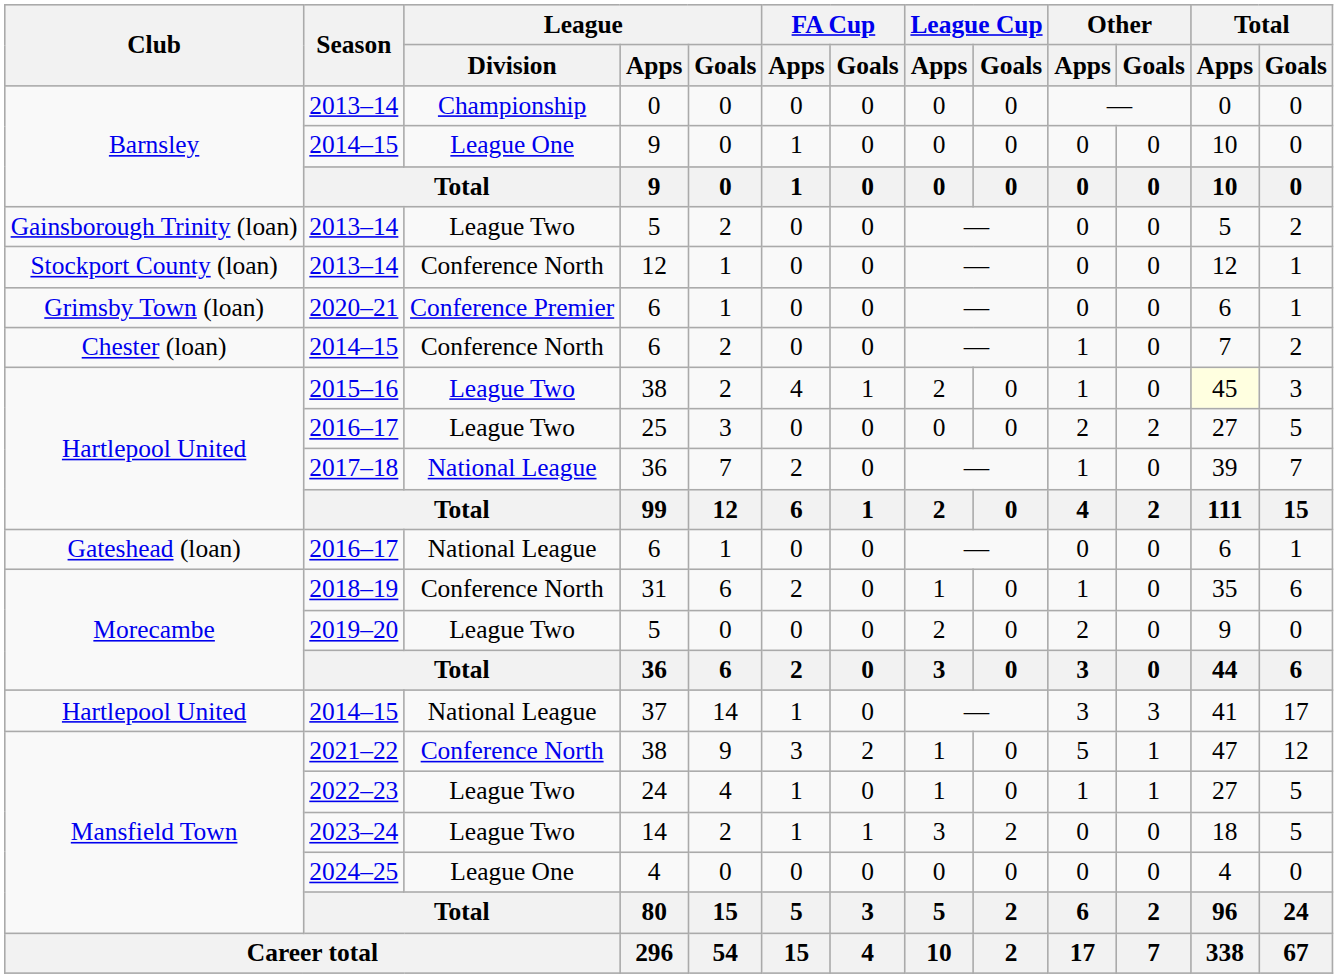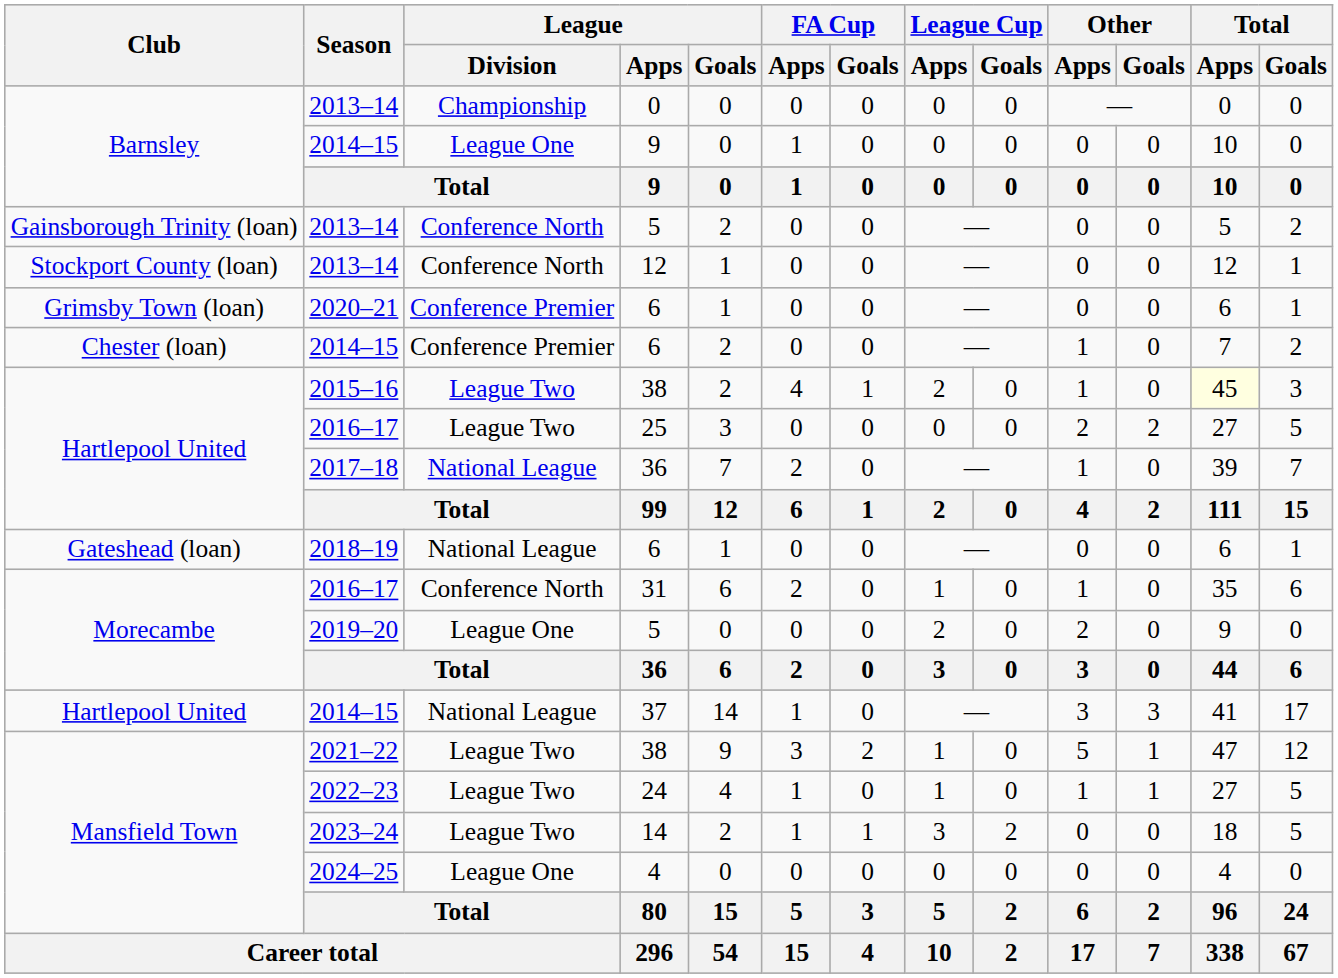(512, 226) League Two -> (512, 226) Conference North
(512, 347) Conference North -> (512, 347) Conference Premier
(354, 549) 2016–17 -> (354, 549) 2018–19
(354, 589) 2018–19 -> (354, 589) 2016–17
(512, 629) League Two -> (512, 629) League One
(512, 750) Conference North -> (512, 750) League Two
